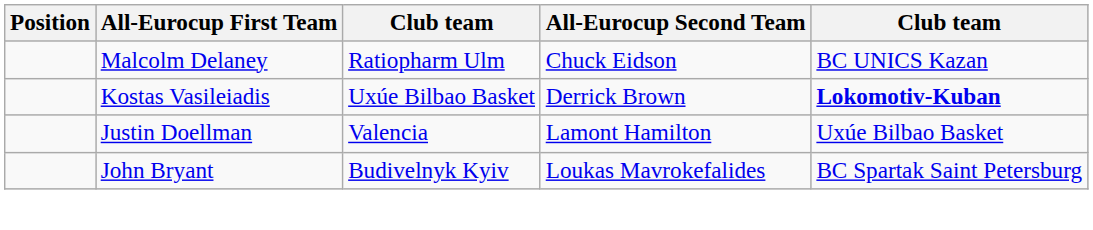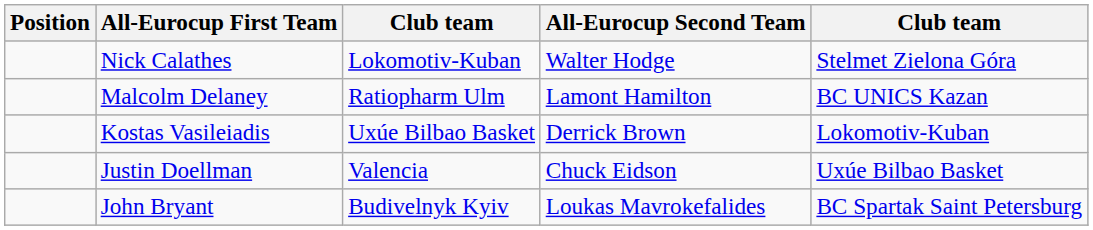+ row: (166, 59)
(611, 59) Chuck Eidson -> (629, 96) Lamont Hamilton
(909, 96) bold -> (903, 133) normal
(629, 133) Lamont Hamilton -> (611, 170) Chuck Eidson
